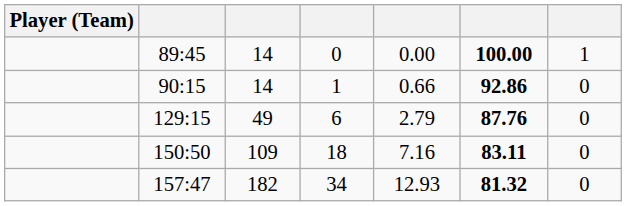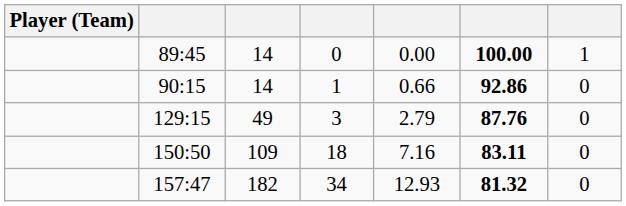(336, 119) 6 -> (336, 119) 3
